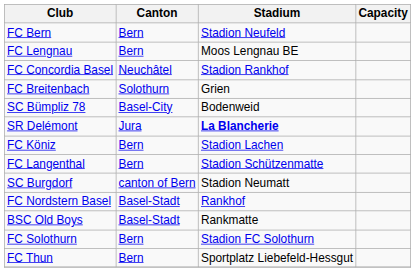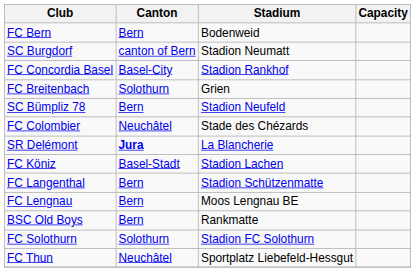(243, 32) Stadion Neufeld -> (230, 32) Bodenweid
rows swapped: (40, 182) <-> (40, 51)
(145, 70) Neuchâtel -> (145, 70) Basel-City
(145, 107) Basel-City -> (131, 107) Bern
(230, 107) Bodenweid -> (243, 107) Stadion Neufeld
+ row: (44, 126)
(130, 126) normal -> (131, 145) bold
(240, 126) bold -> (237, 145) normal
(131, 145) Bern -> (149, 164) Basel-Stadt
- row: (59, 201)
(149, 220) Basel-Stadt -> (131, 220) Bern
(131, 239) Bern -> (144, 239) Solothurn
(131, 257) Bern -> (145, 257) Neuchâtel
